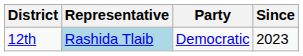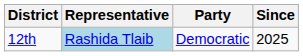(272, 39) 2023 -> (272, 39) 2025
